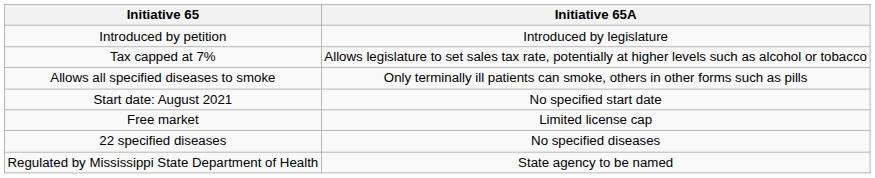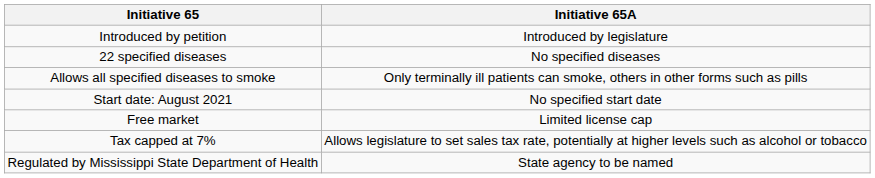rows swapped: (163, 141) <-> (163, 57)
